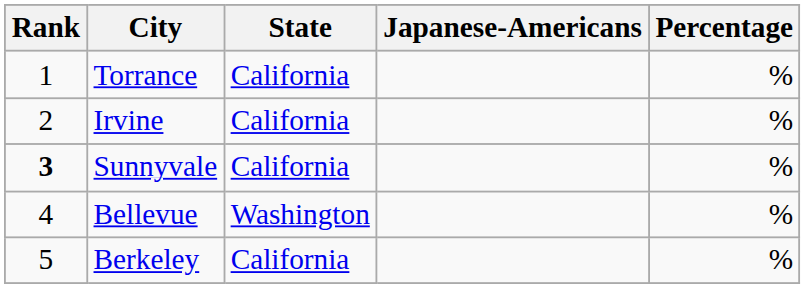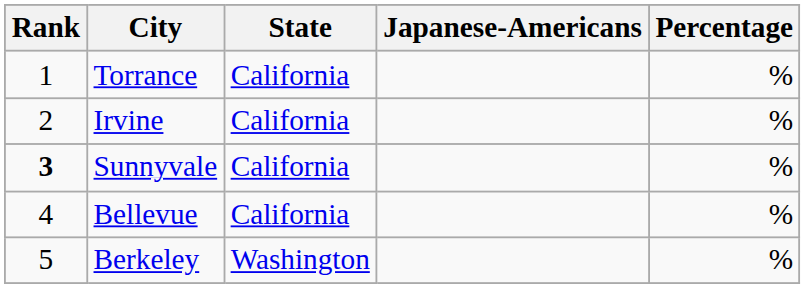(300, 213) Washington -> (290, 213) California
(290, 259) California -> (300, 259) Washington
